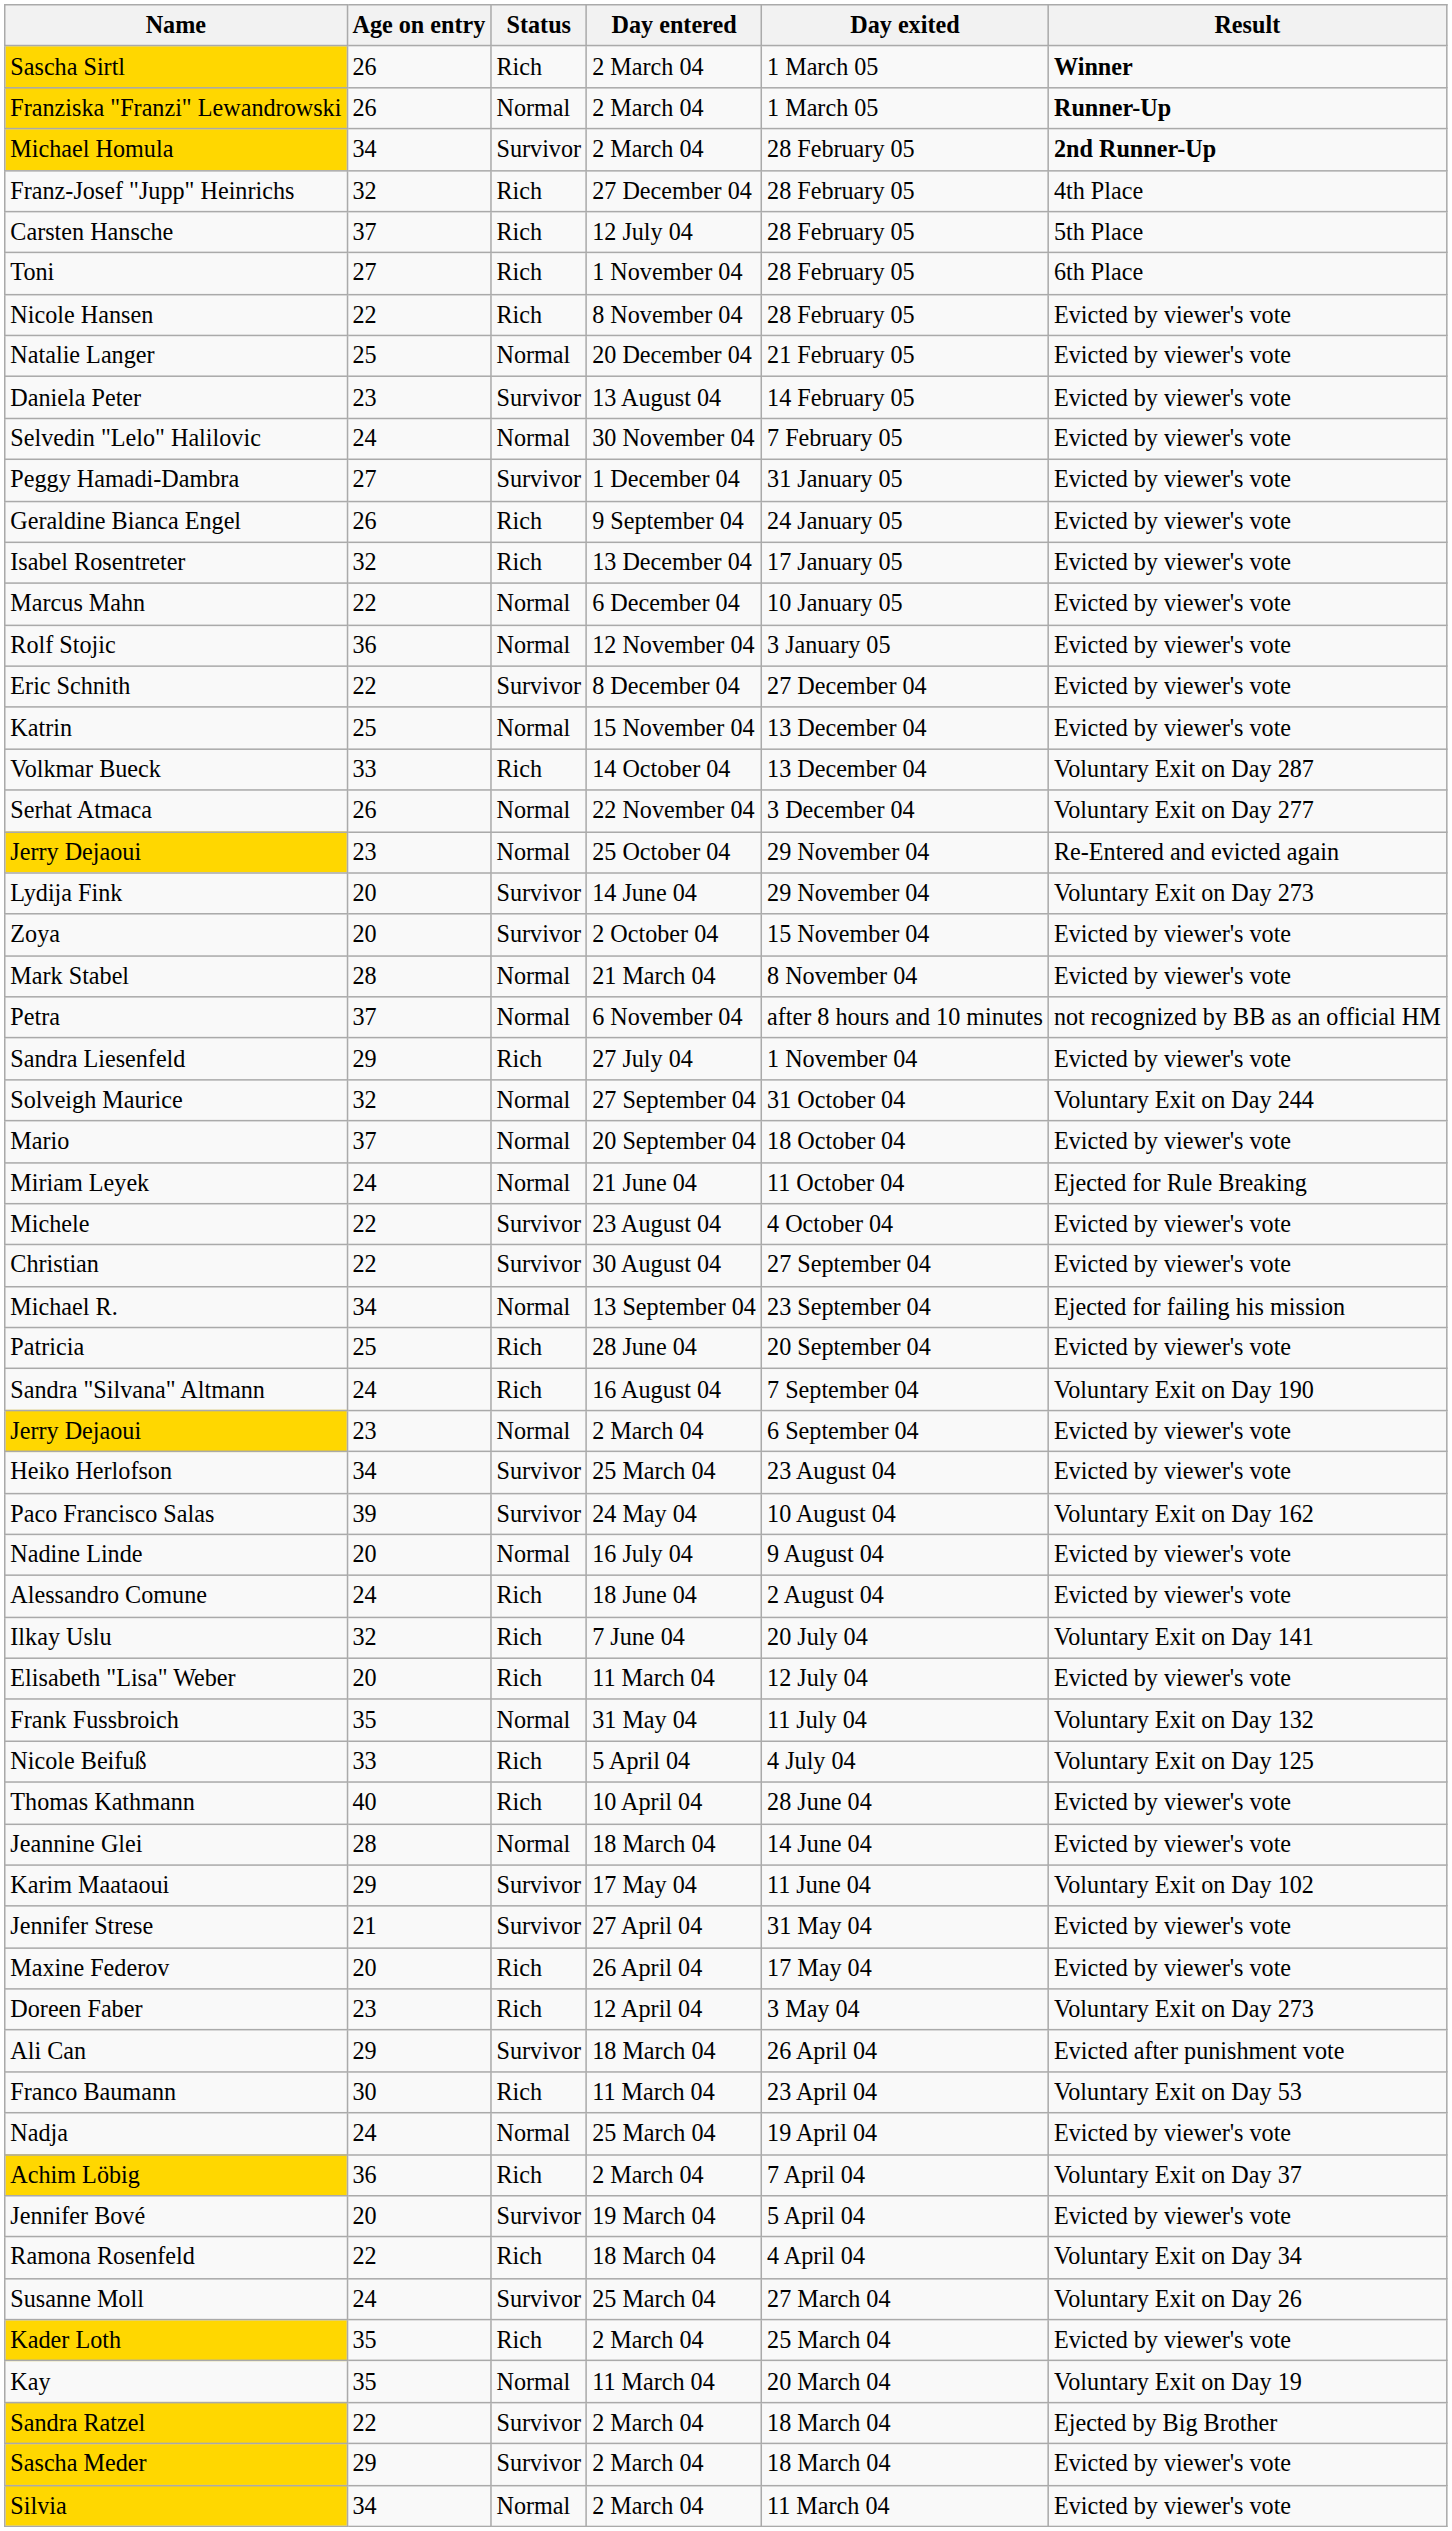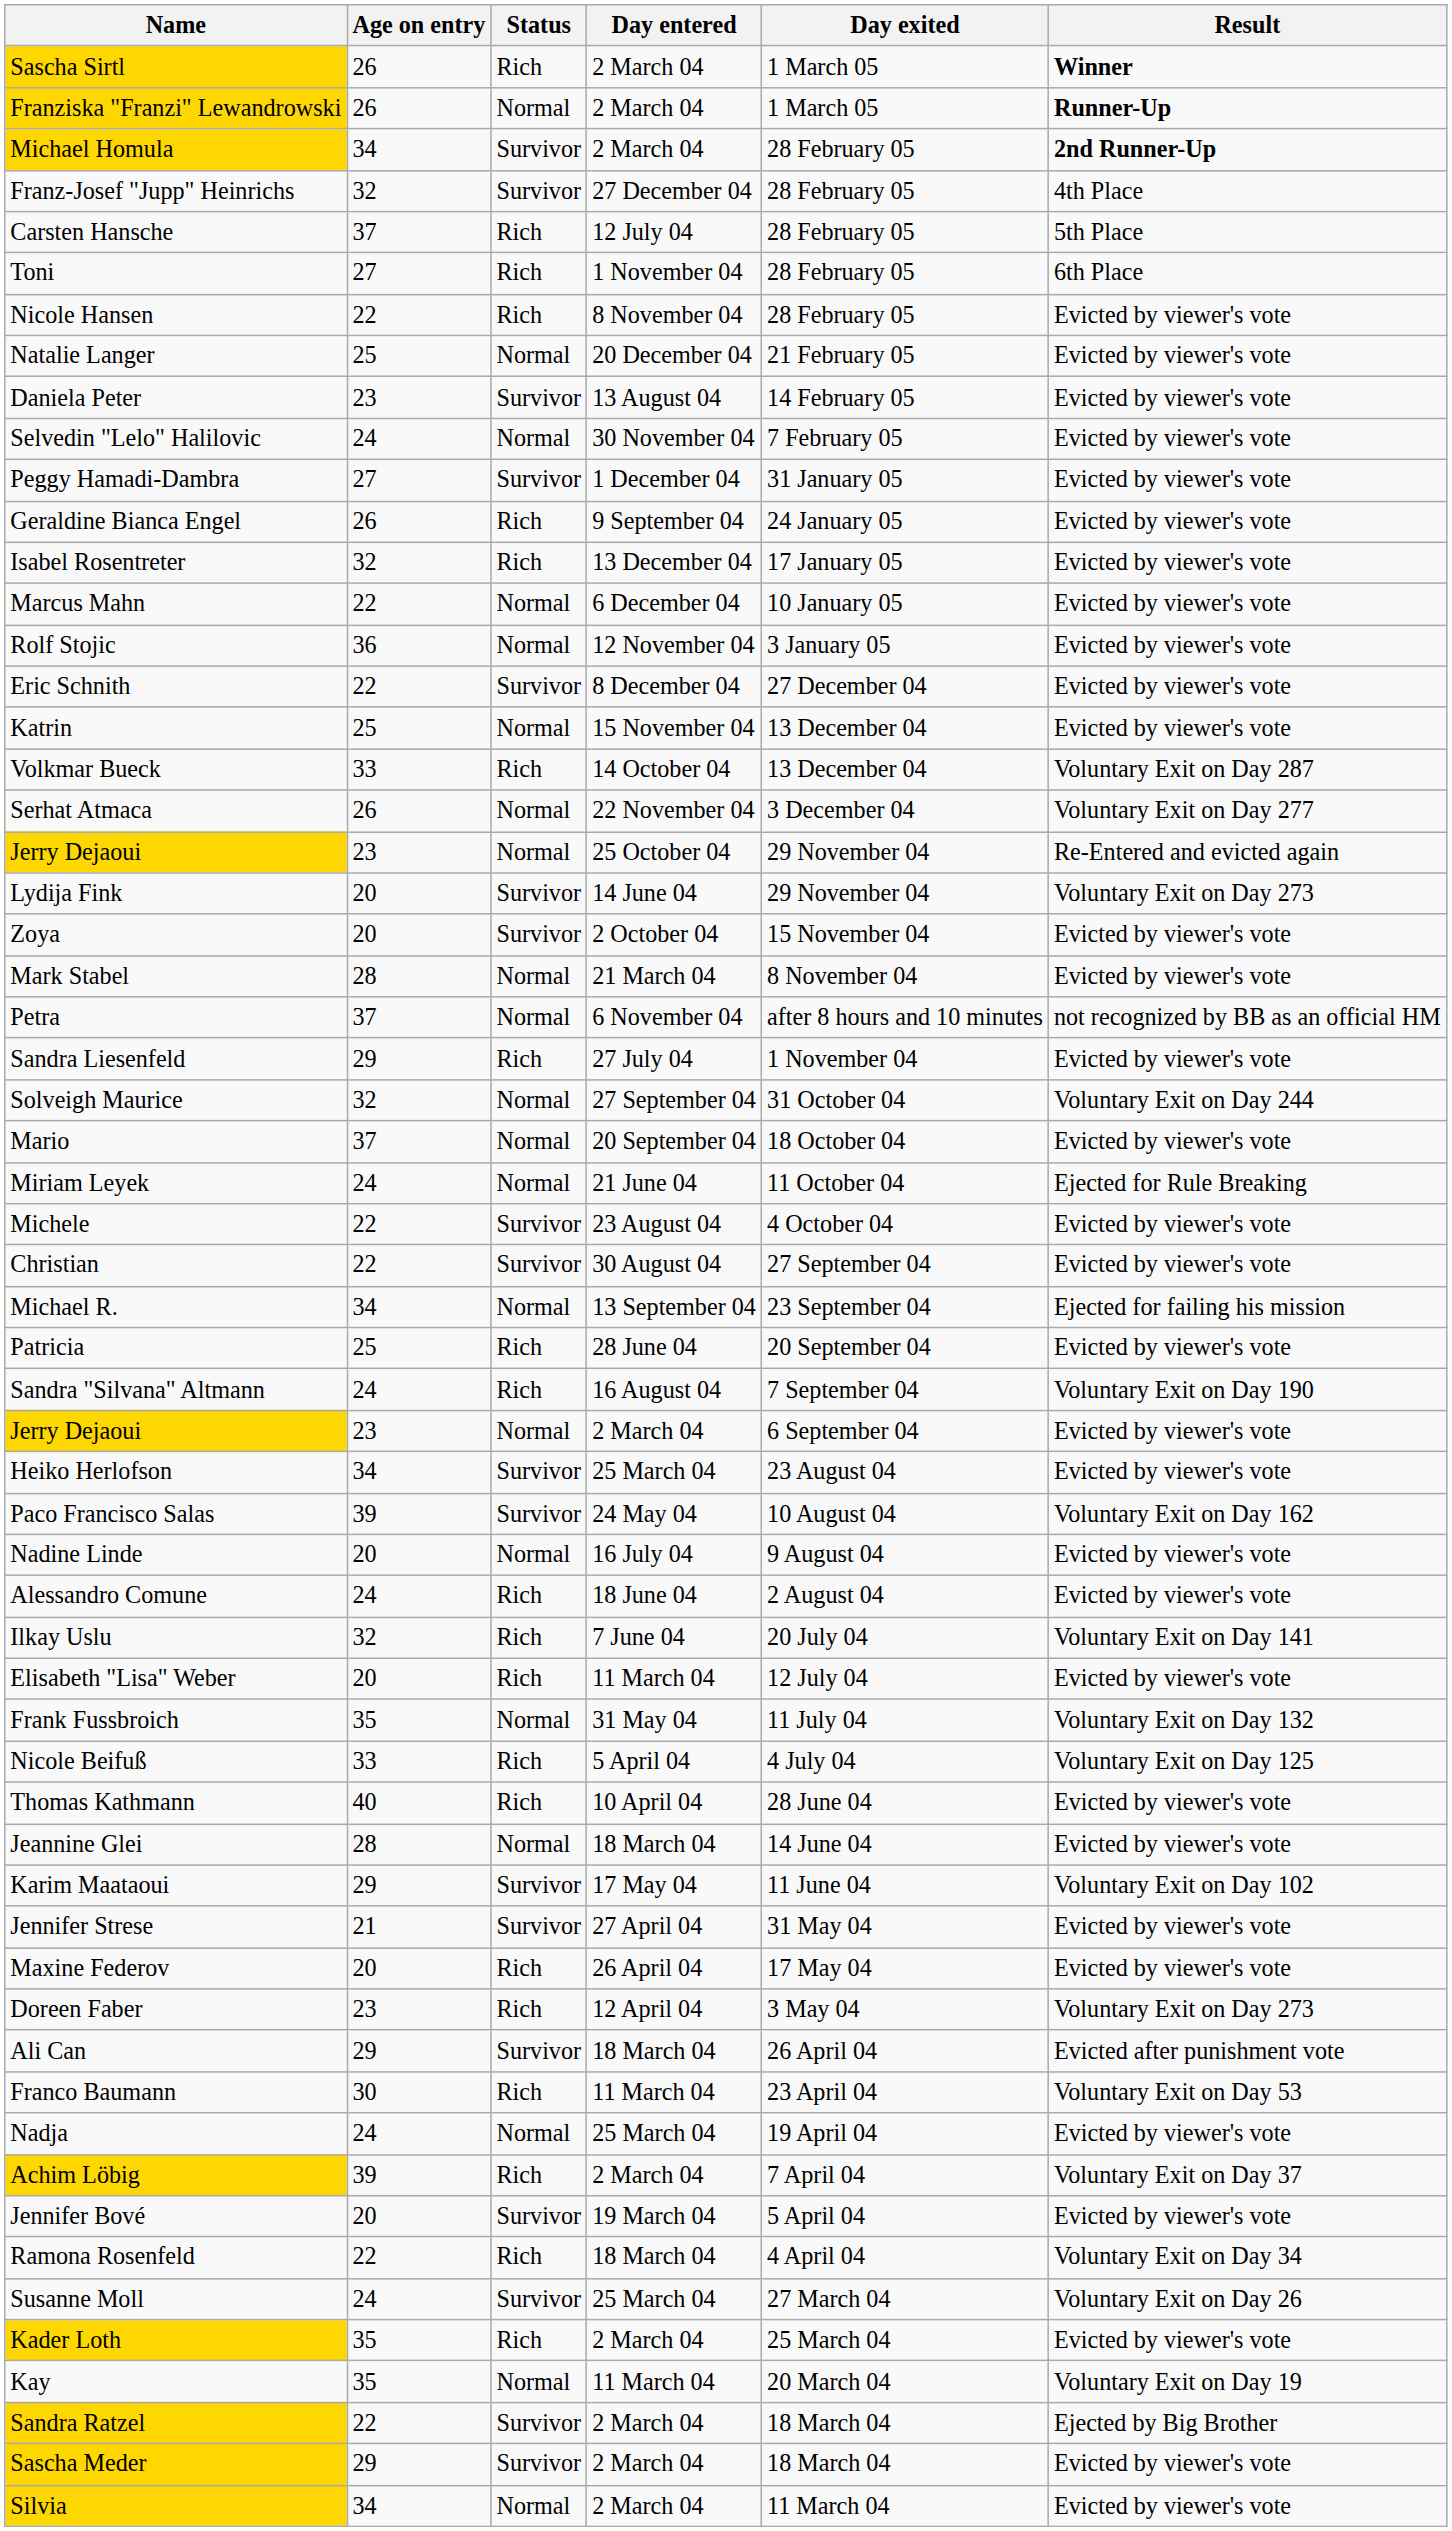(519, 190) Rich -> (539, 190) Survivor
(365, 2174) 36 -> (365, 2174) 39
